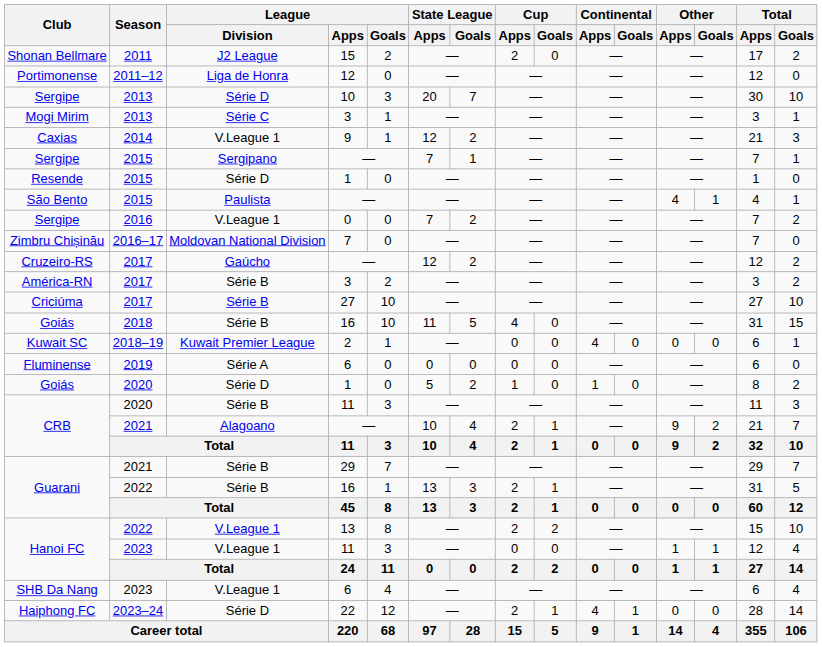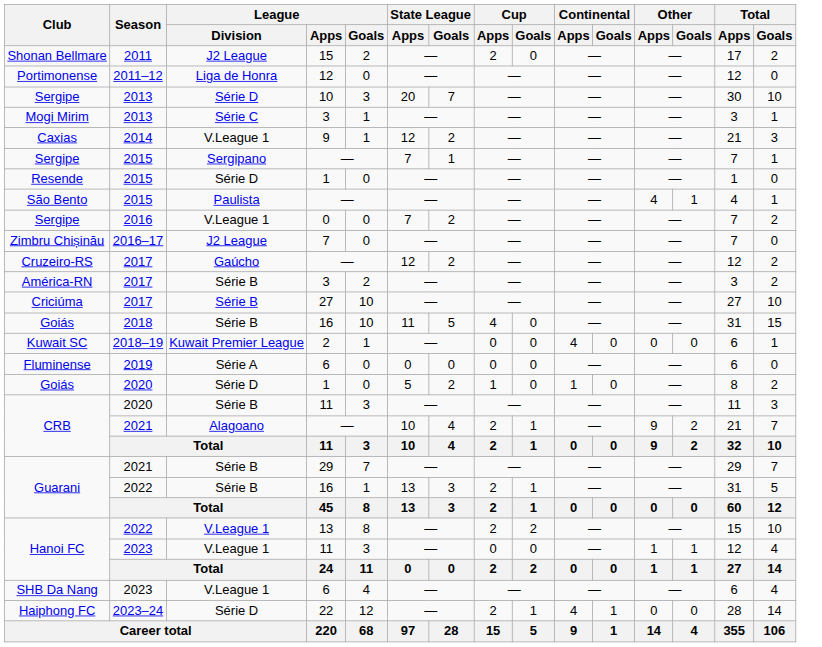(247, 240) Moldovan National Division -> (237, 240) J2 League
